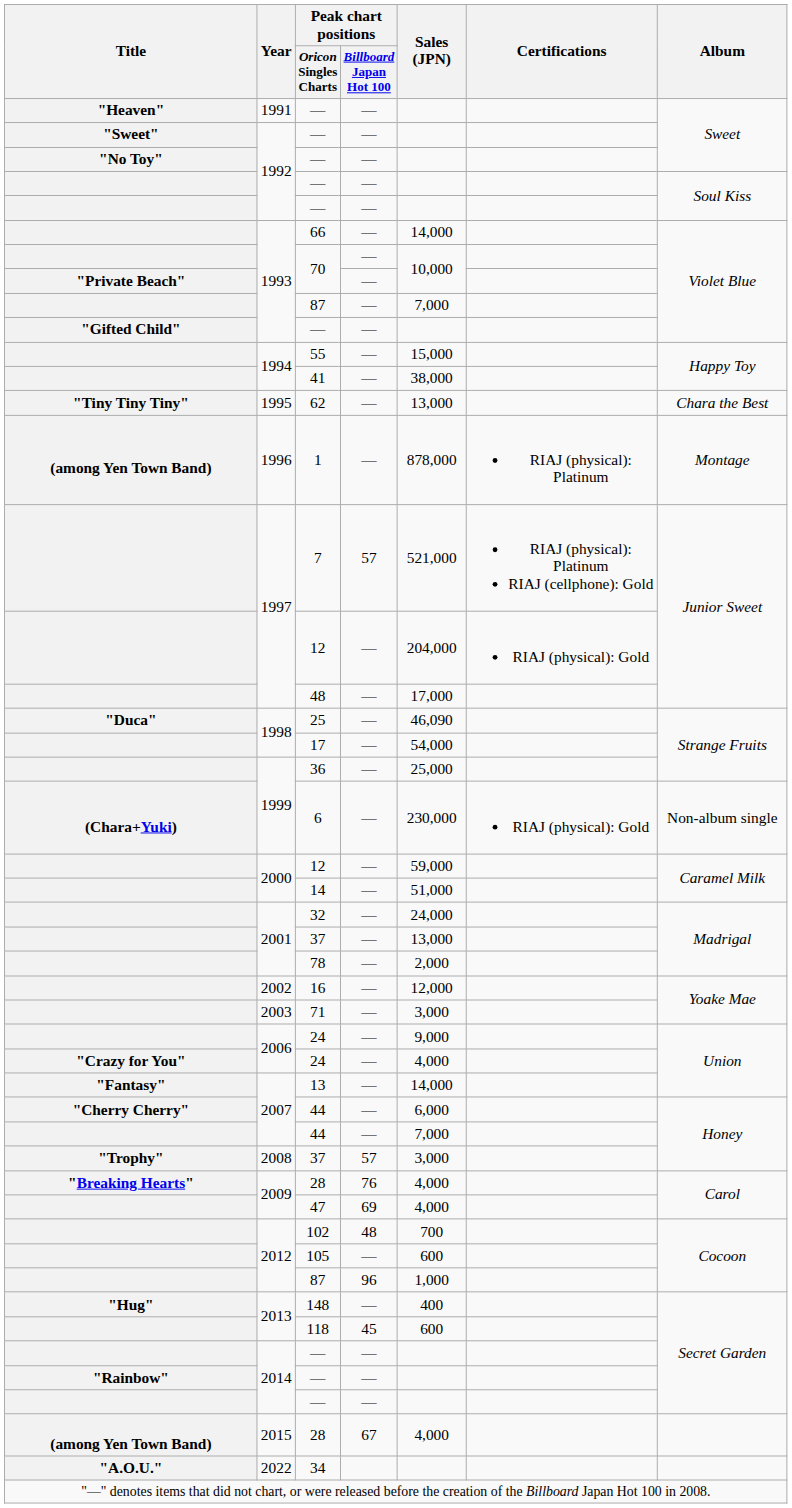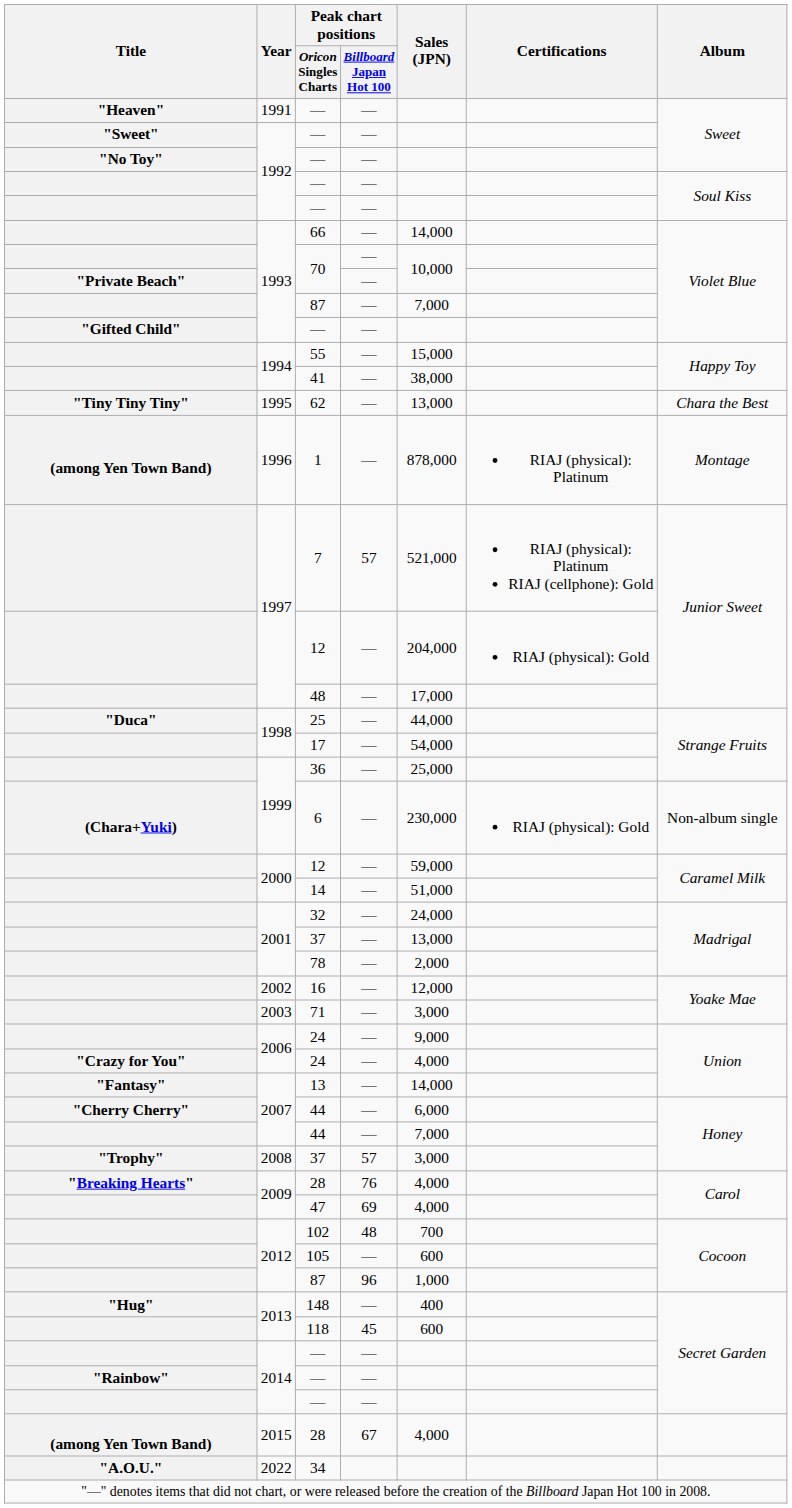(432, 720) 46,090 -> (432, 720) 44,000
